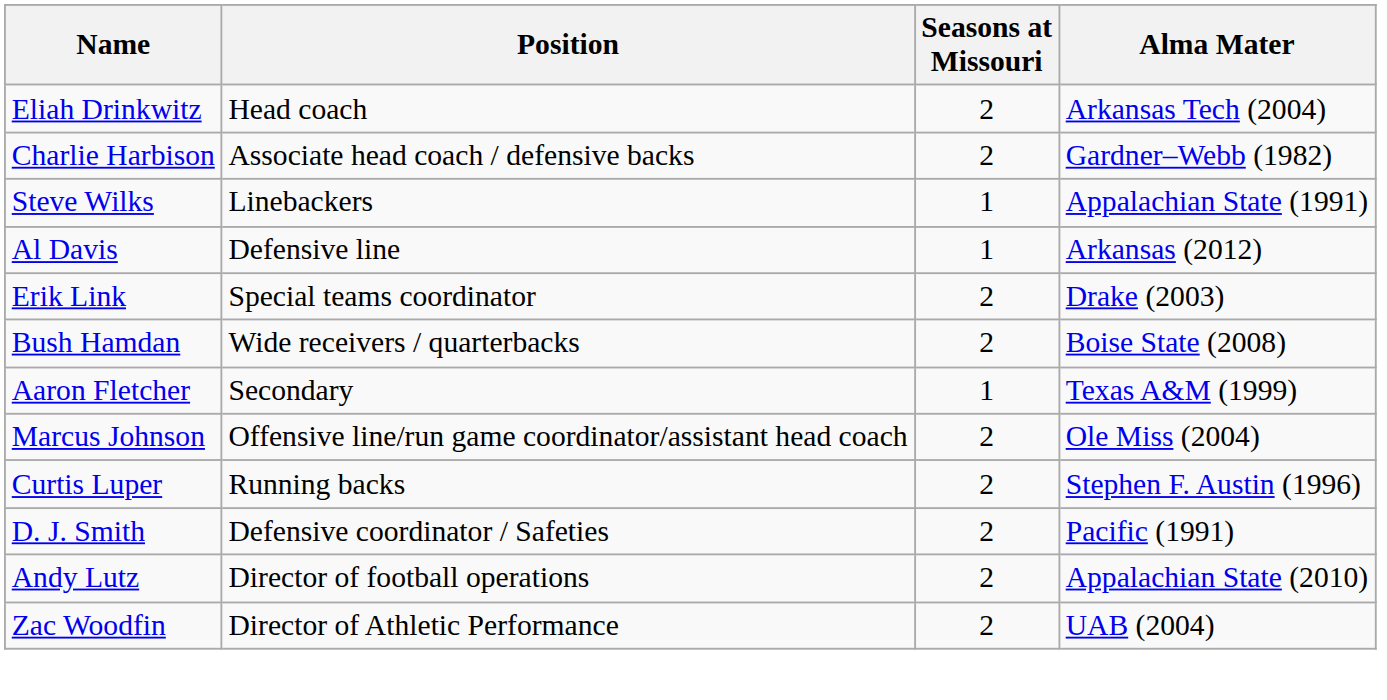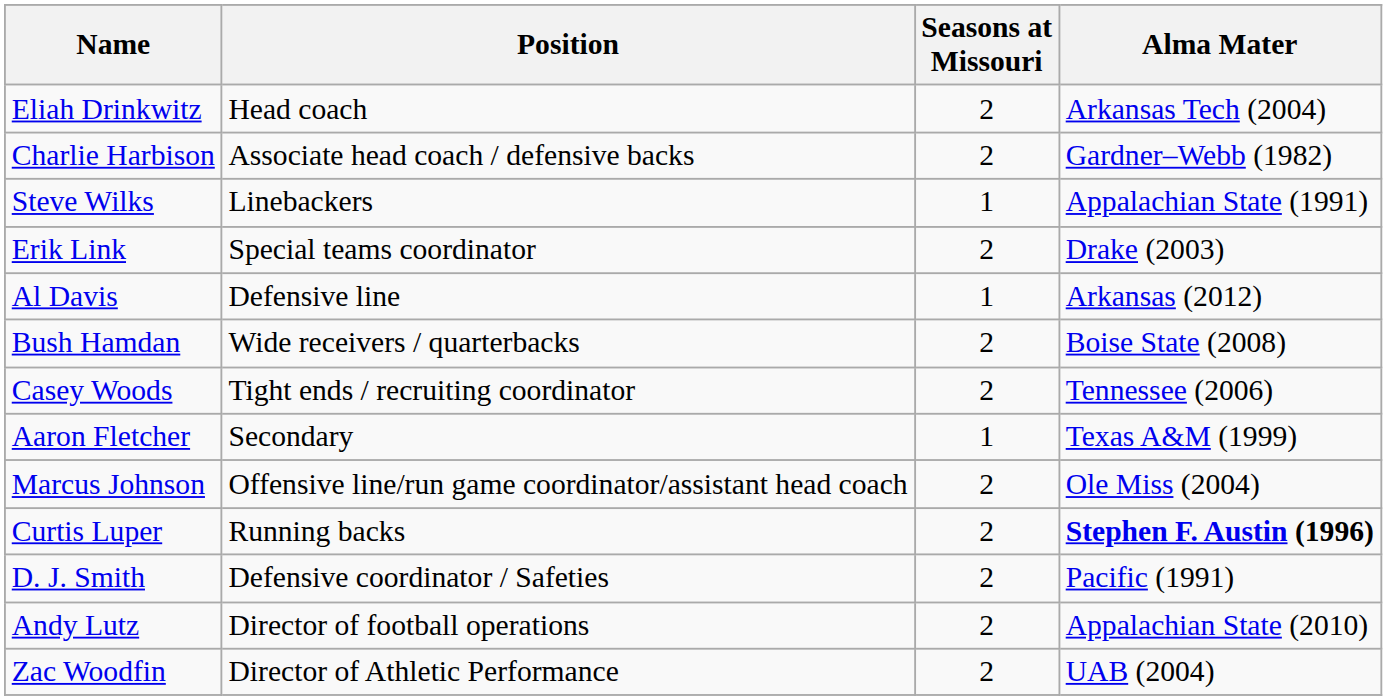rows swapped: (69, 295) <-> (65, 249)
+ row: (92, 389)
(1213, 483) normal -> (1220, 530) bold
